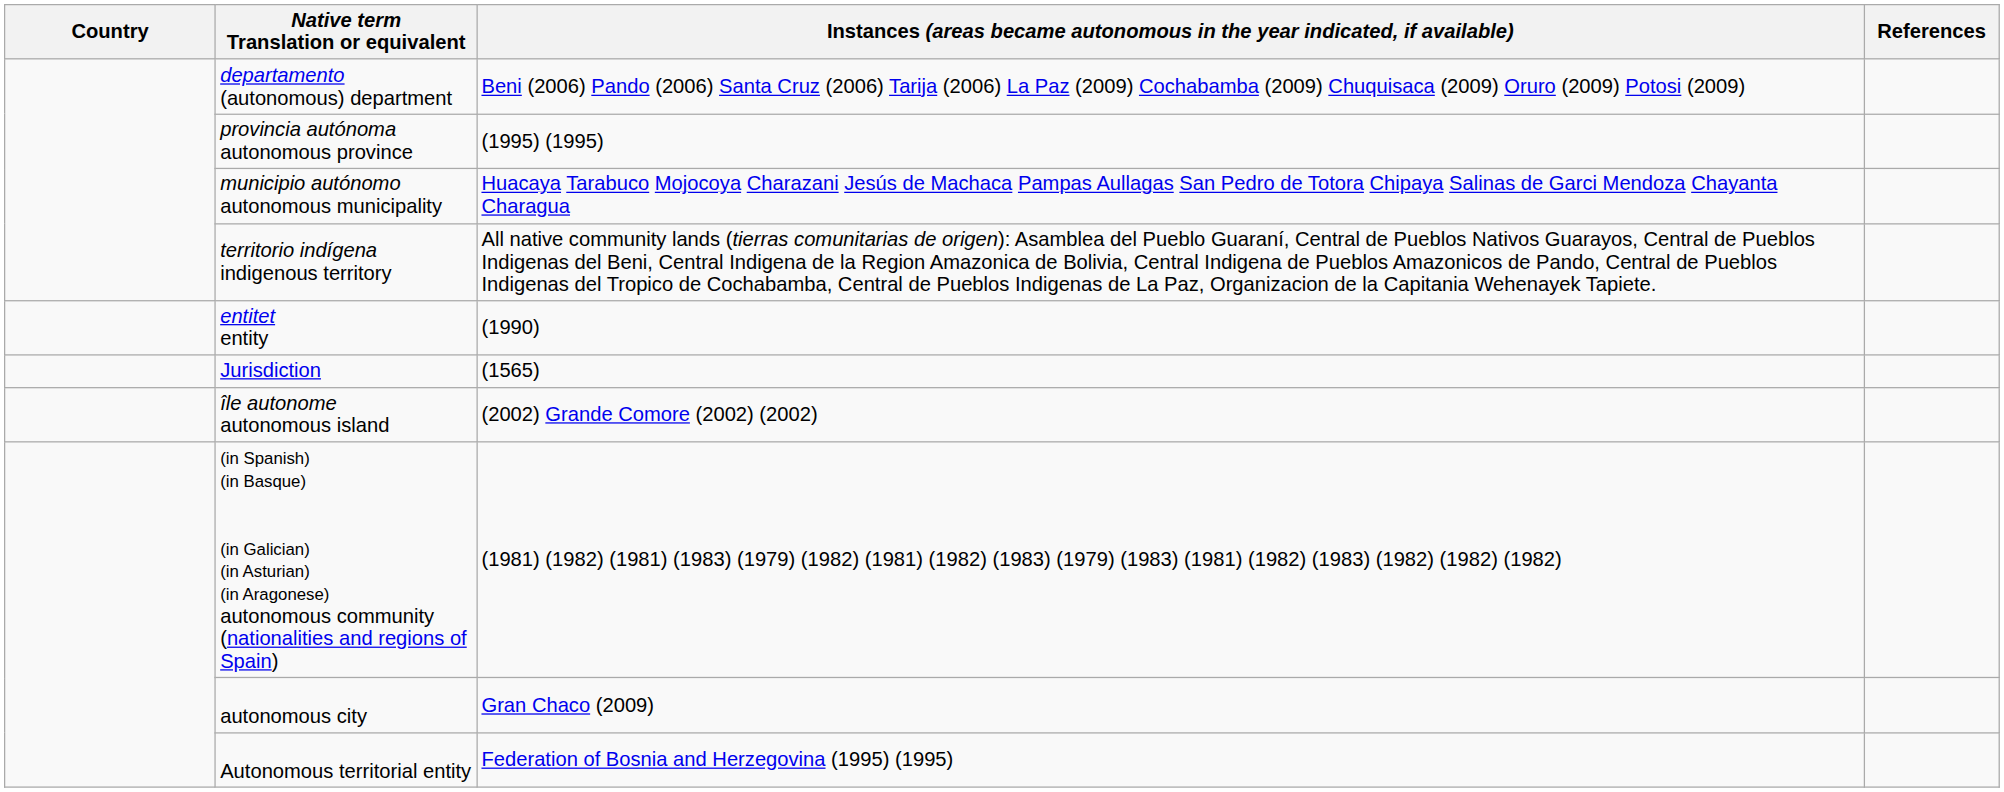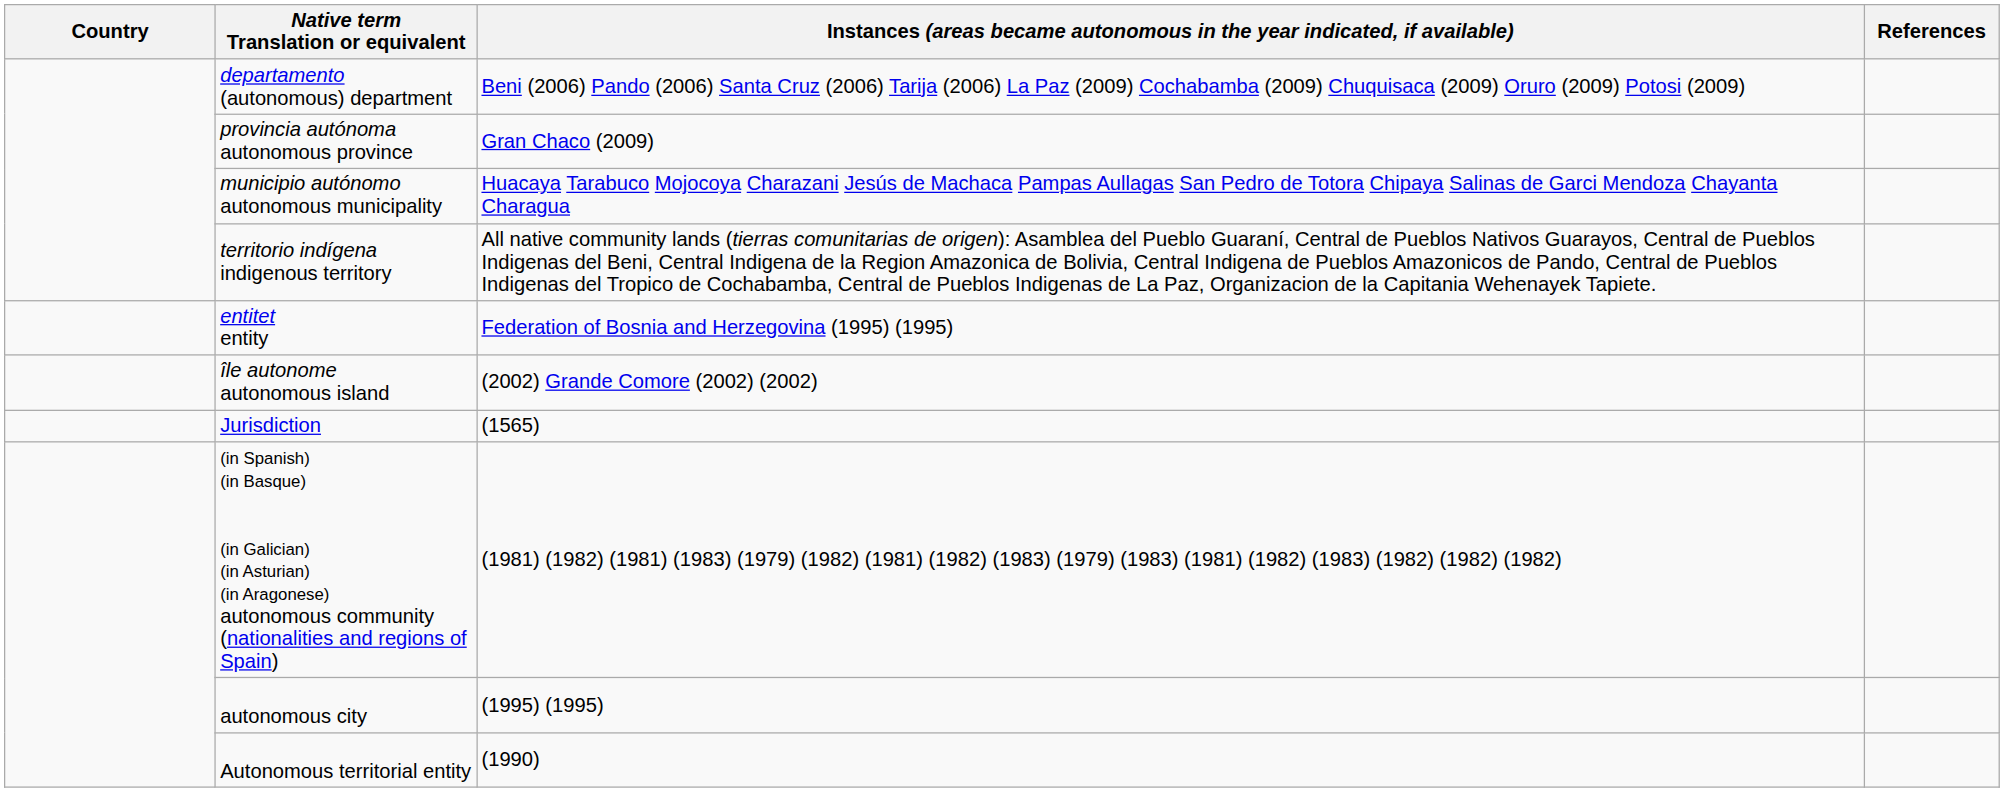(543, 141) (1995) (1995) -> (568, 141) Gran Chaco (2009)
(511, 327) (1990) -> (717, 327) Federation of Bosnia and Herzegovina (1995) (1995)
rows swapped: (305, 414) <-> (271, 371)
(568, 705) Gran Chaco (2009) -> (543, 705) (1995) (1995)
(717, 759) Federation of Bosnia and Herzegovina (1995) (1995) -> (511, 759) (1990)
